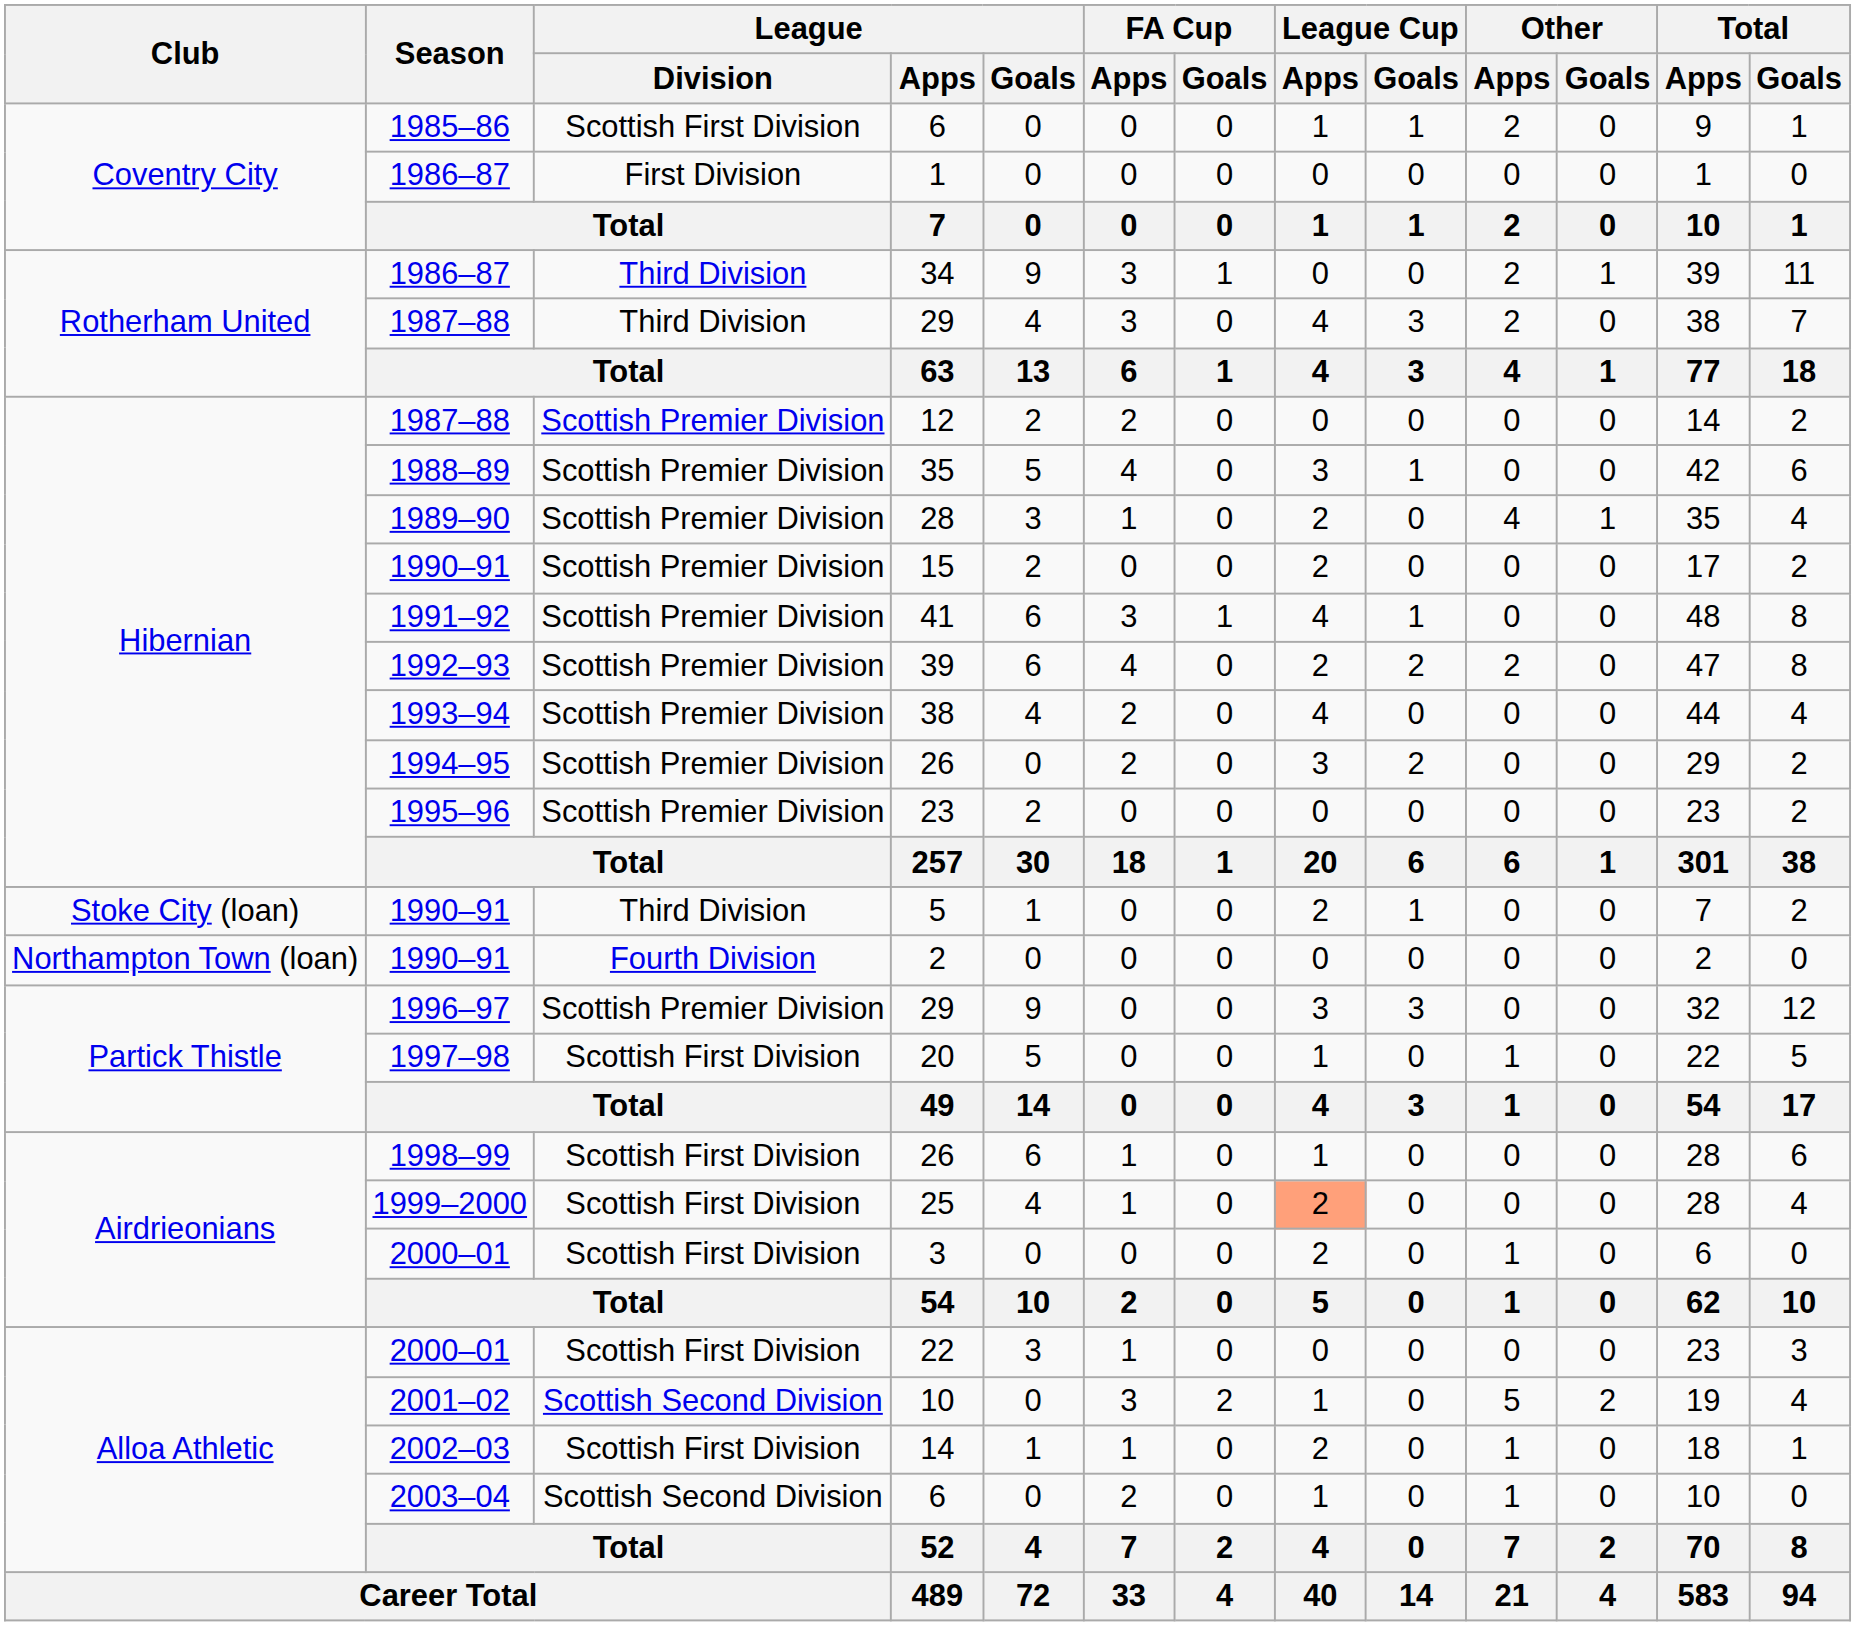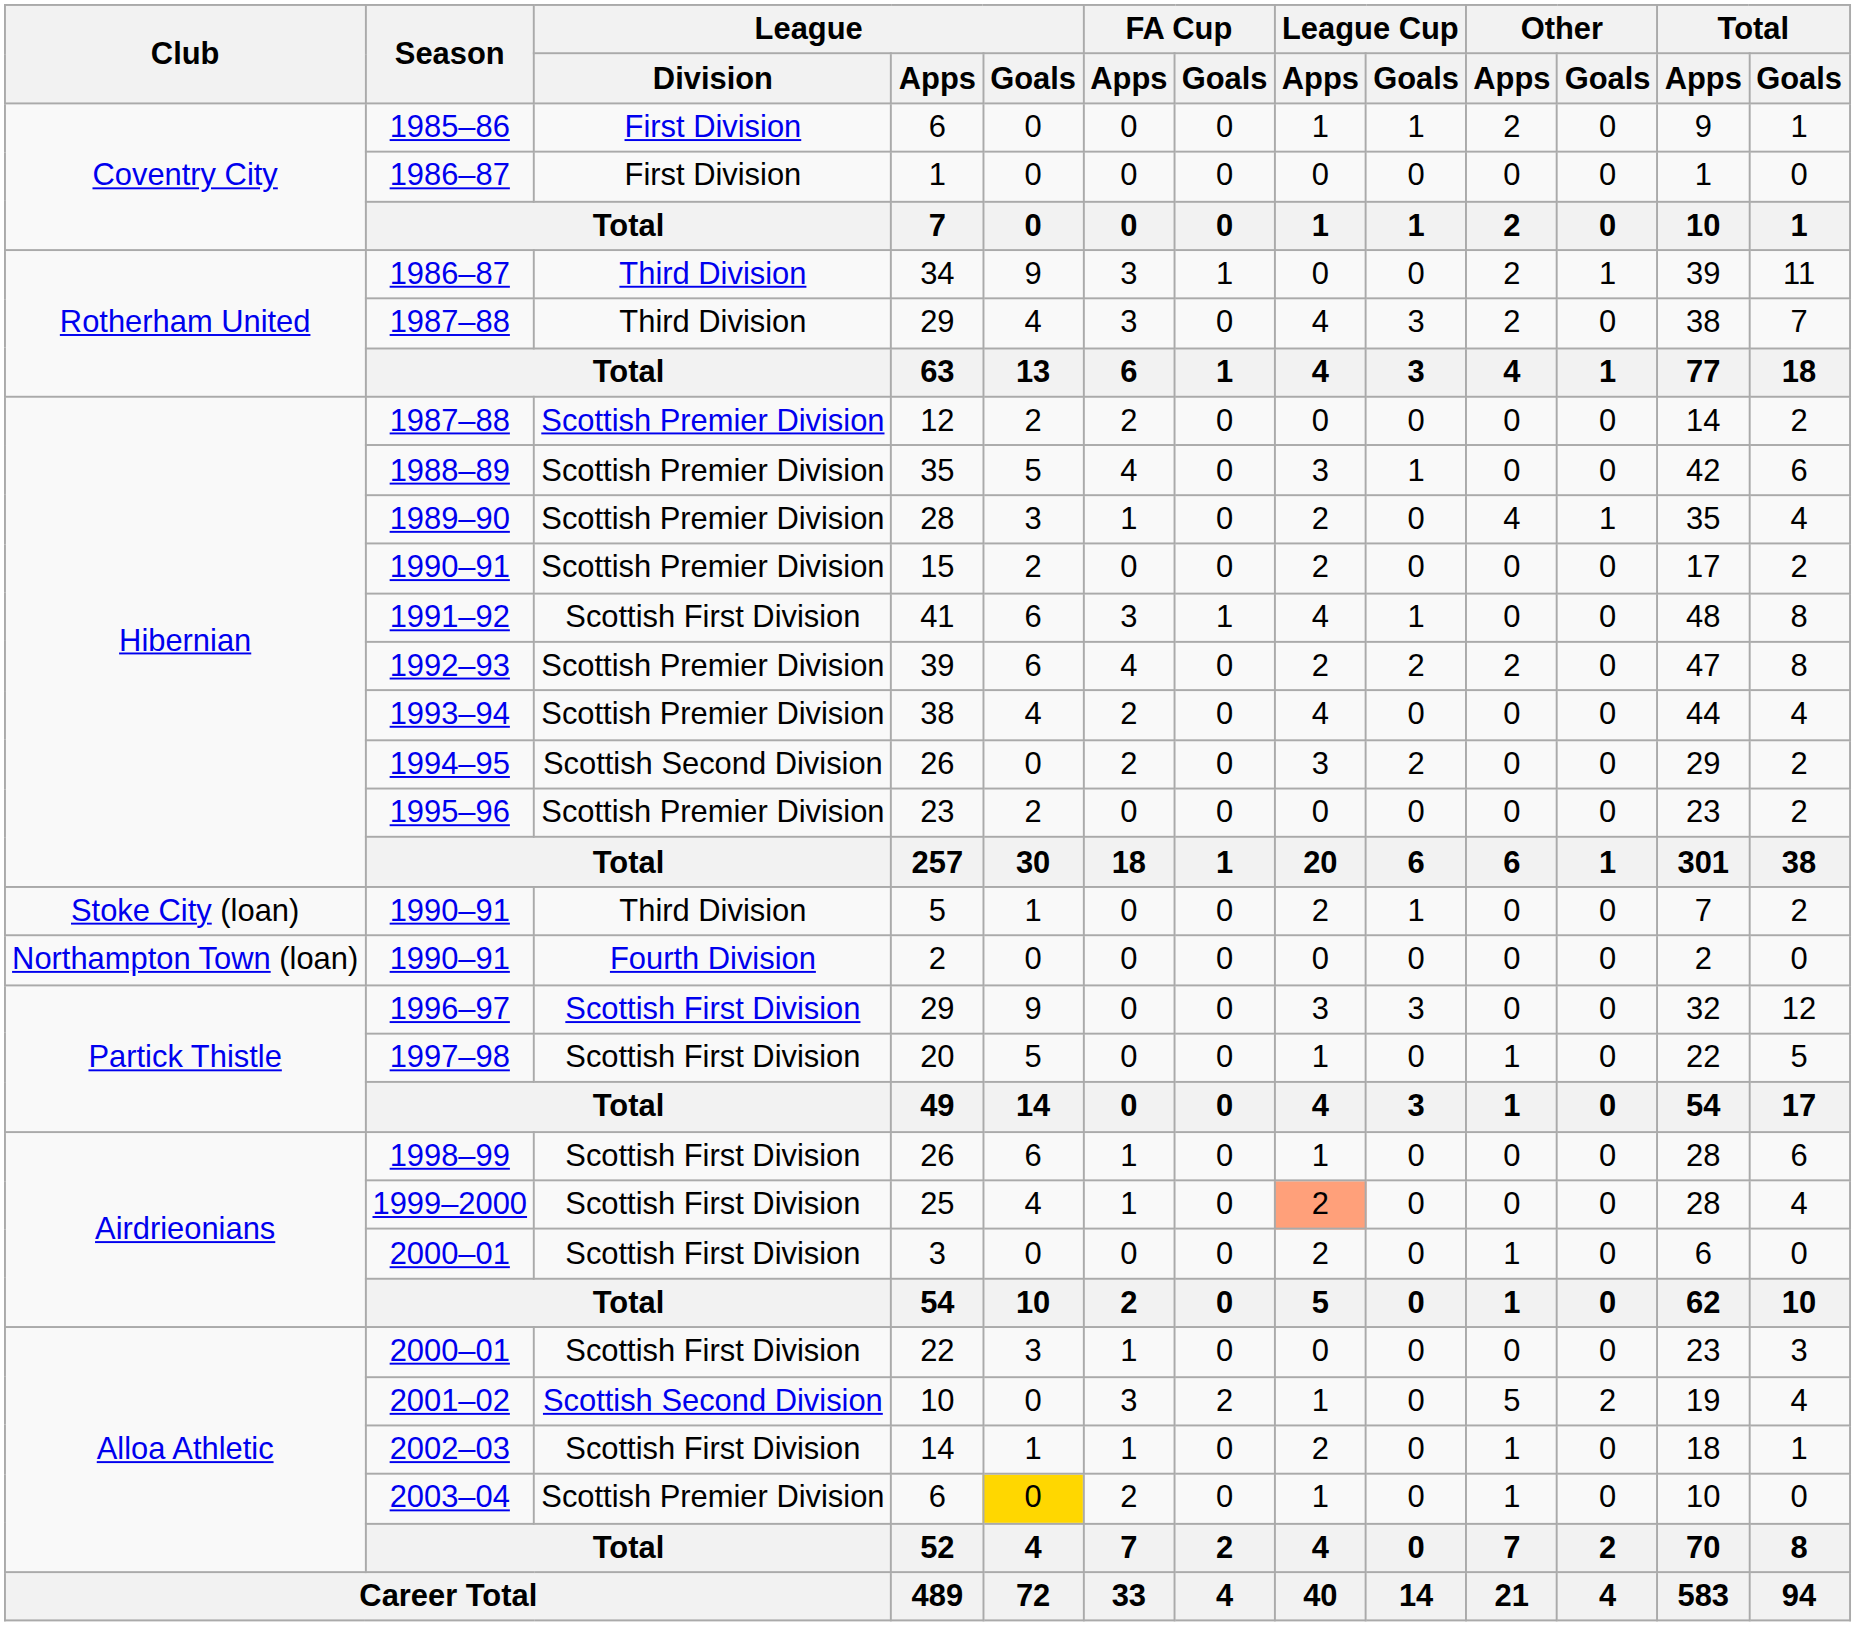(713, 126) Scottish First Division -> (713, 126) First Division
(713, 616) Scottish Premier Division -> (713, 616) Scottish First Division
(713, 763) Scottish Premier Division -> (713, 763) Scottish Second Division
(713, 1008) Scottish Premier Division -> (713, 1008) Scottish First Division
(713, 1498) Scottish Second Division -> (713, 1498) Scottish Premier Division
(1033, 1498) no background -> (1033, 1498) gold background
